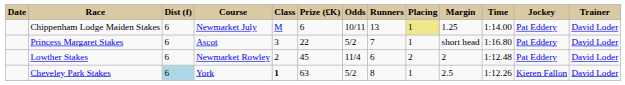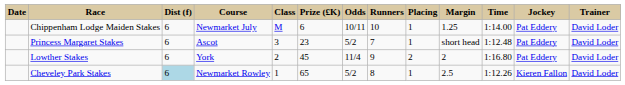(375, 27) 13 -> (375, 27) 10
(410, 27) khaki background -> (410, 27) no background
(304, 42) 22 -> (304, 42) 23
(498, 42) 1:16.80 -> (498, 42) 1:12.48
(233, 58) Newmarket Rowley -> (205, 58) York
(372, 58) 6 -> (372, 58) 9
(498, 58) 1:12.48 -> (498, 58) 1:16.80
(205, 73) York -> (233, 73) Newmarket Rowley
(277, 73) bold -> (277, 73) normal
(304, 73) 63 -> (304, 73) 65
